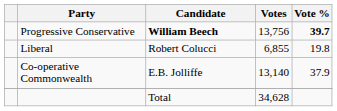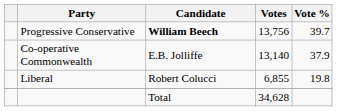(320, 31) bold -> (320, 31) normal
rows swapped: (56, 72) <-> (37, 48)
